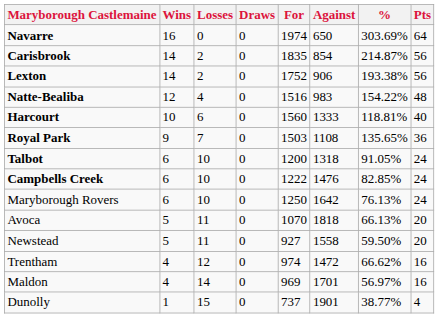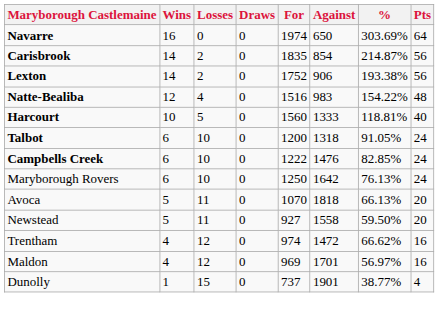(200, 117) 6 -> (200, 117) 5
- row: (39, 138)
(204, 281) 14 -> (204, 261) 12
